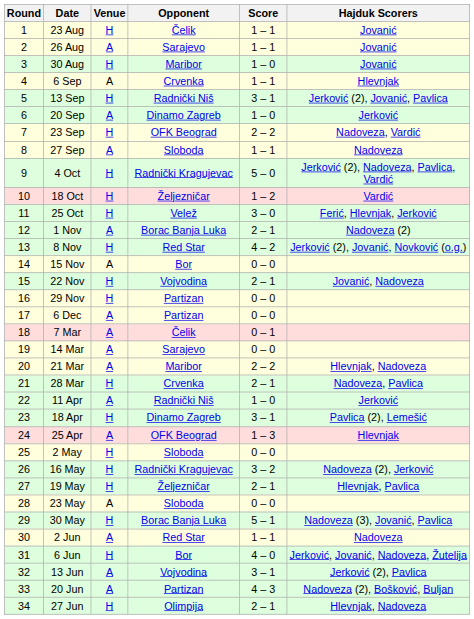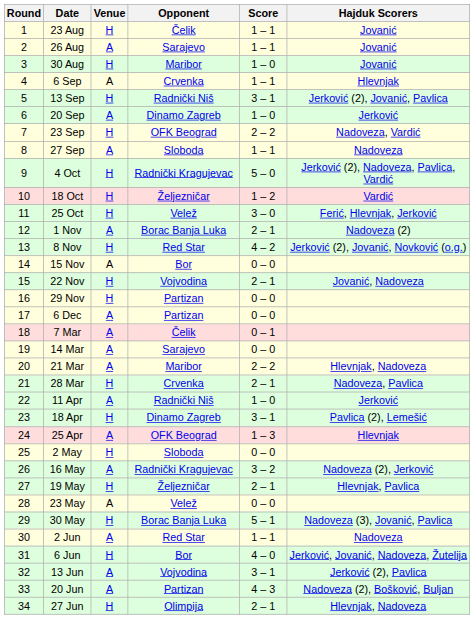(110, 469) H -> (110, 469) A
(184, 504) Sloboda -> (184, 504) Velež
